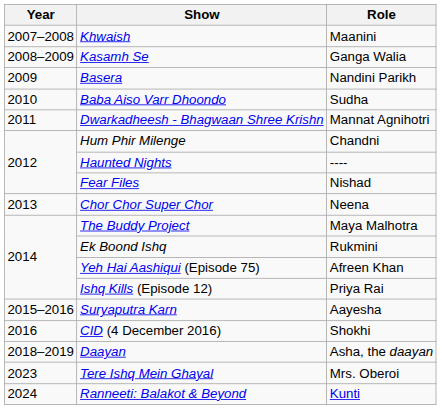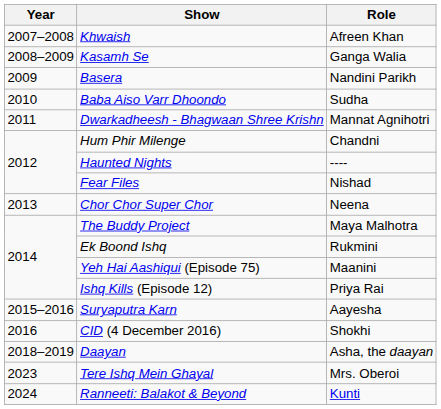(353, 36) Maanini -> (367, 36) Afreen Khan
(367, 267) Afreen Khan -> (353, 267) Maanini
